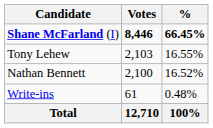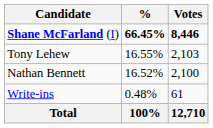columns swapped: (142, 14) <-> (185, 14)
